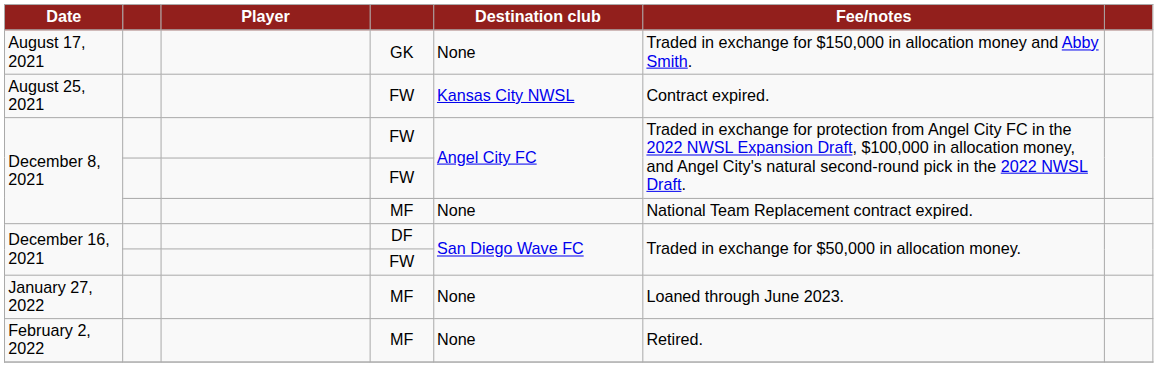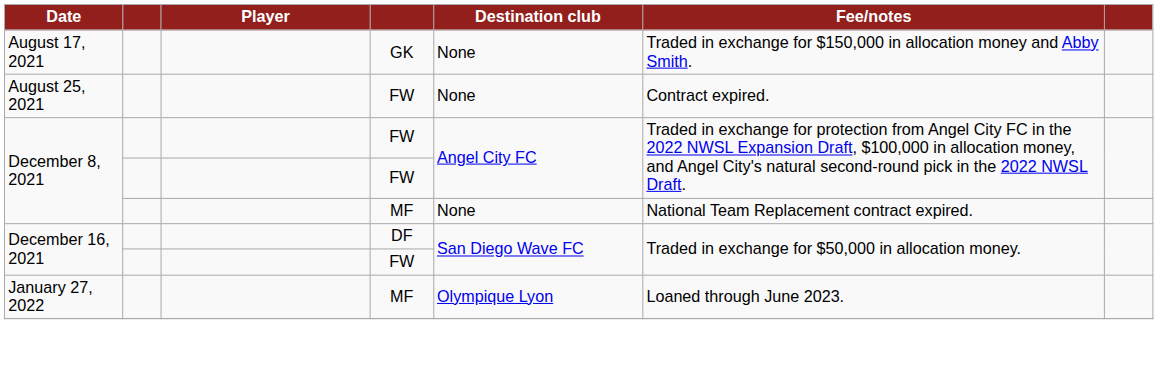(506, 95) Kansas City NWSL -> (456, 95) None
(456, 296) None -> (495, 296) Olympique Lyon
- row: (50, 340)
